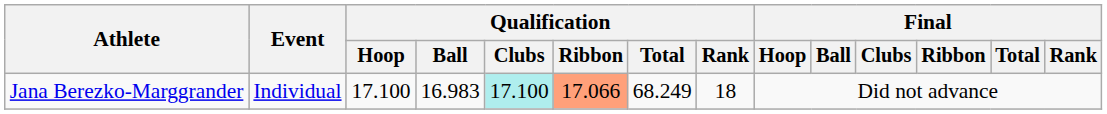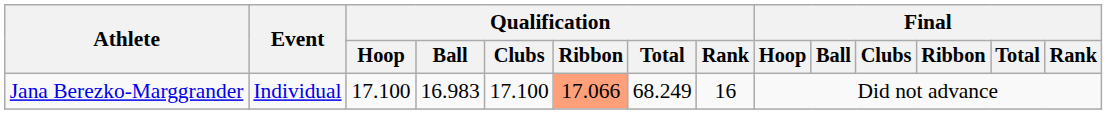(519, 91) paleturquoise background -> (519, 91) no background
(725, 91) 18 -> (725, 91) 16
